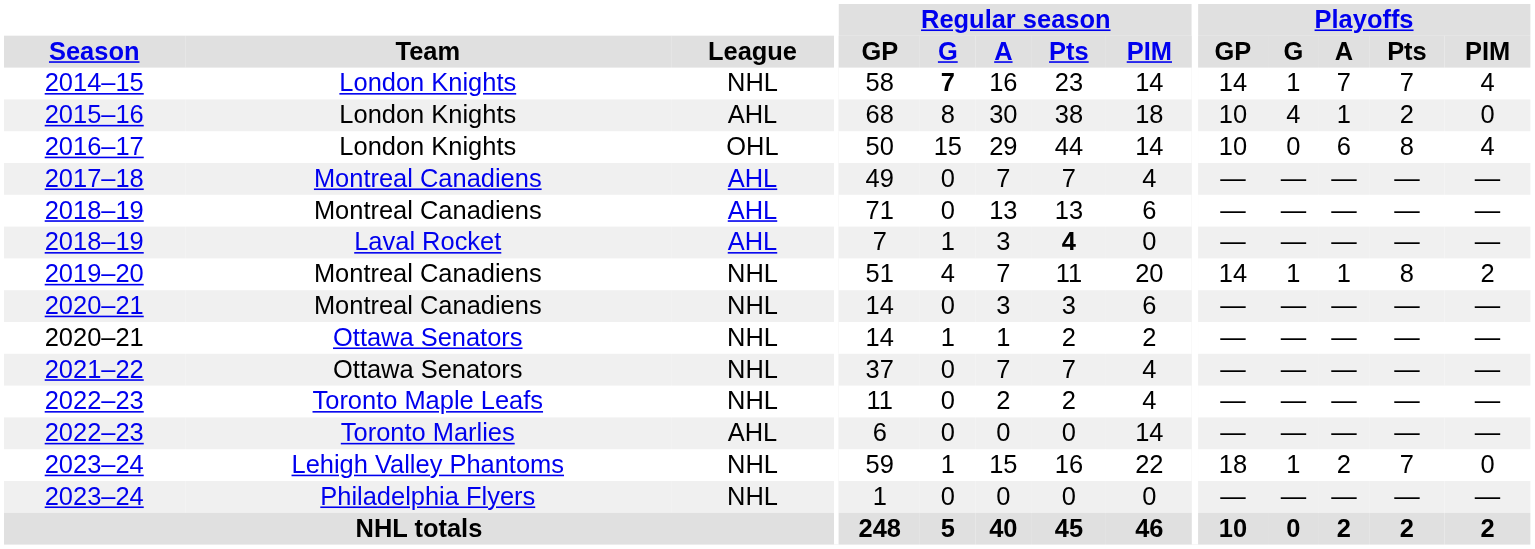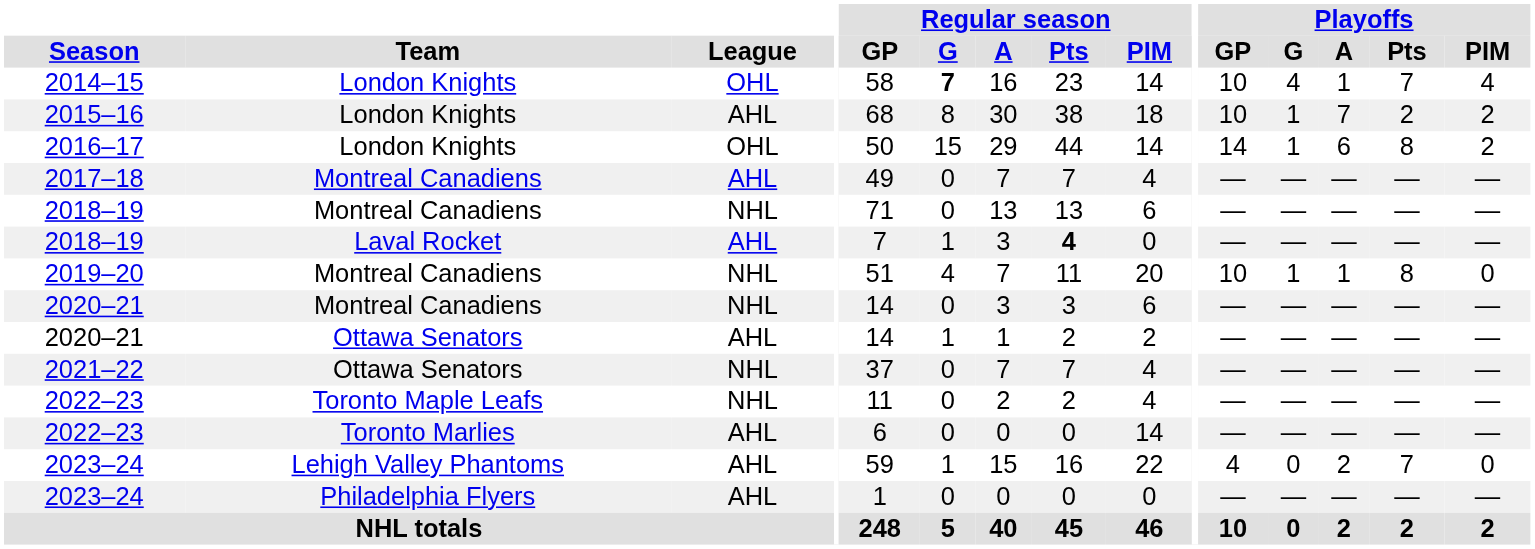(752, 83) NHL -> (752, 83) OHL
(1233, 83) 14 -> (1233, 83) 10
(1293, 83) 1 -> (1293, 83) 4
(1344, 83) 7 -> (1344, 83) 1
(1293, 115) 4 -> (1293, 115) 1
(1344, 115) 1 -> (1344, 115) 7
(1488, 115) 0 -> (1488, 115) 2
(1233, 146) 10 -> (1233, 146) 14
(1293, 146) 0 -> (1293, 146) 1
(1488, 146) 4 -> (1488, 146) 2
(752, 210) AHL -> (752, 210) NHL
(1233, 274) 14 -> (1233, 274) 10
(1488, 274) 2 -> (1488, 274) 0
(752, 337) NHL -> (752, 337) AHL
(752, 464) NHL -> (752, 464) AHL
(1233, 464) 18 -> (1233, 464) 4
(1293, 464) 1 -> (1293, 464) 0
(752, 496) NHL -> (752, 496) AHL
